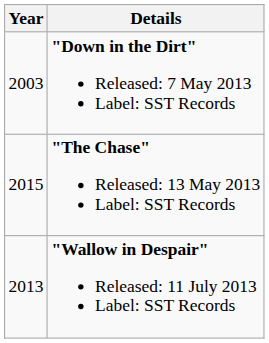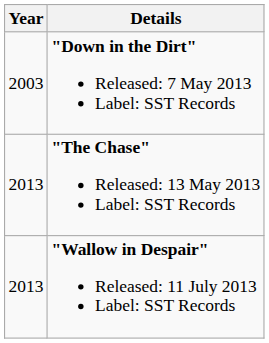(26, 184) 2015 -> (26, 184) 2013
